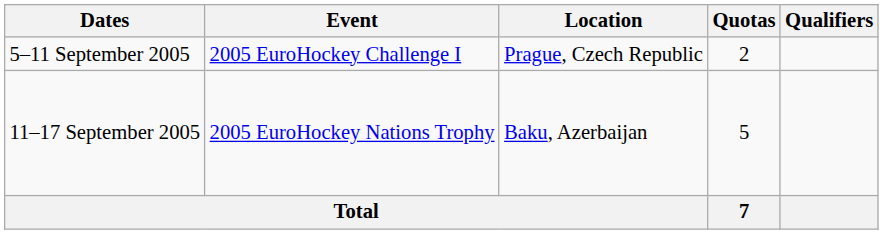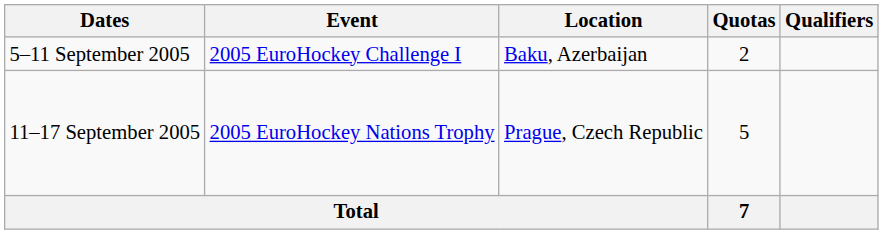(604, 53) Prague, Czech Republic -> (576, 53) Baku, Azerbaijan
(576, 132) Baku, Azerbaijan -> (604, 132) Prague, Czech Republic
